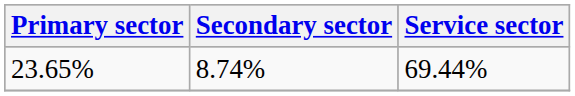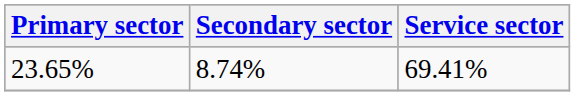(446, 68) 69.44% -> (446, 68) 69.41%
